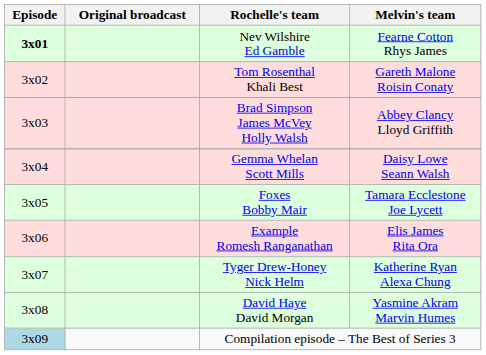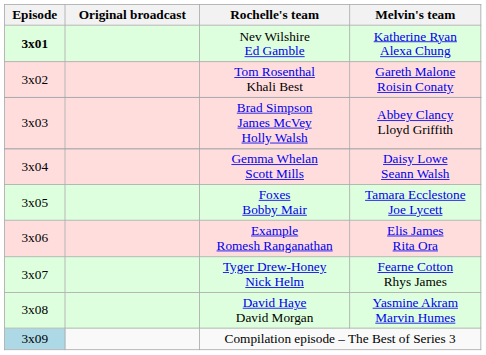(415, 43) Fearne Cotton Rhys James -> (415, 43) Katherine Ryan Alexa Chung
(415, 274) Katherine Ryan Alexa Chung -> (415, 274) Fearne Cotton Rhys James
